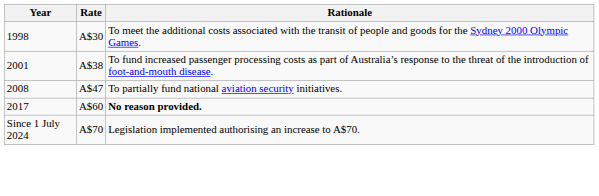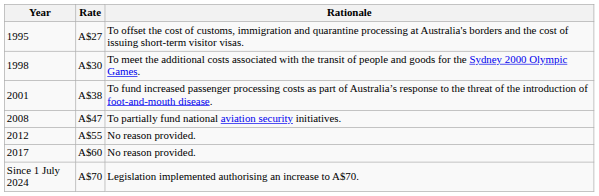+ row: (18, 36)
+ row: (18, 136)
(155, 106) bold -> (152, 153) normal
